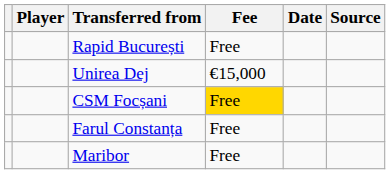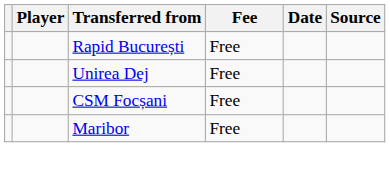(238, 73) €15,000 -> (225, 73) Free
(225, 100) gold background -> (225, 100) no background
- row: (127, 127)
